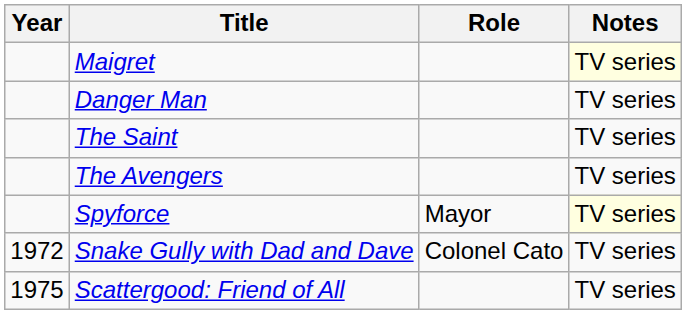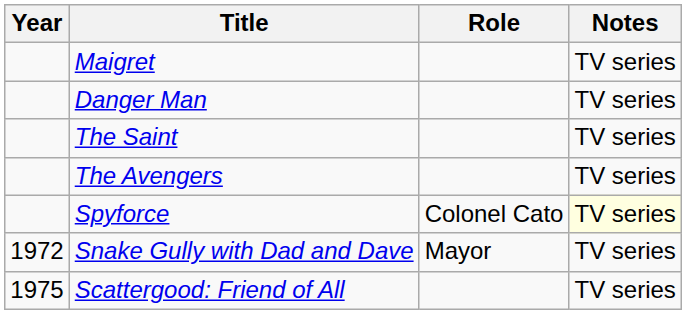(625, 61) lightyellow background -> (625, 61) no background
(458, 213) Mayor -> (494, 213) Colonel Cato
(494, 251) Colonel Cato -> (458, 251) Mayor
